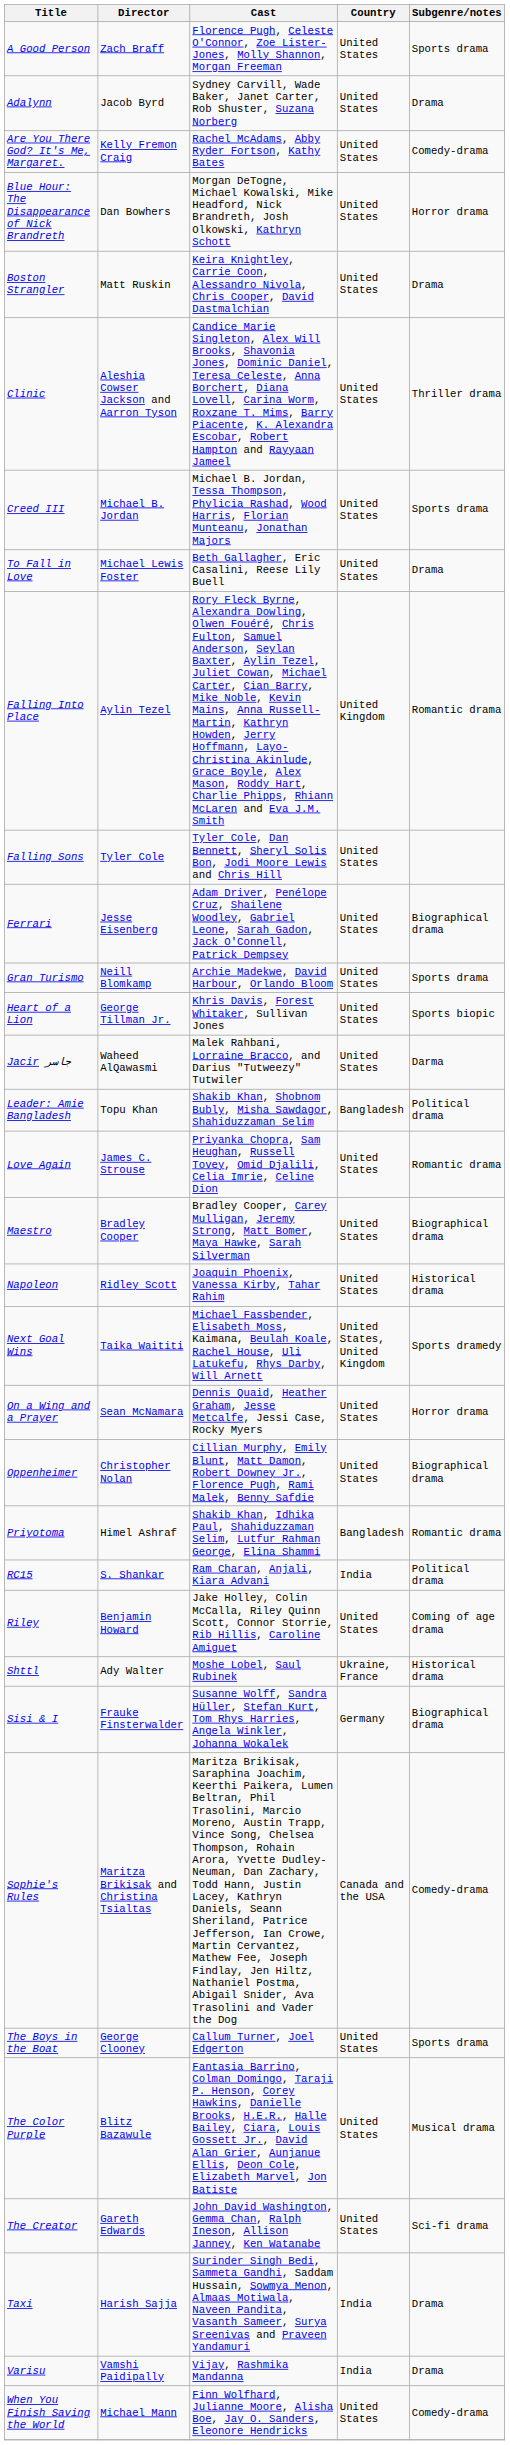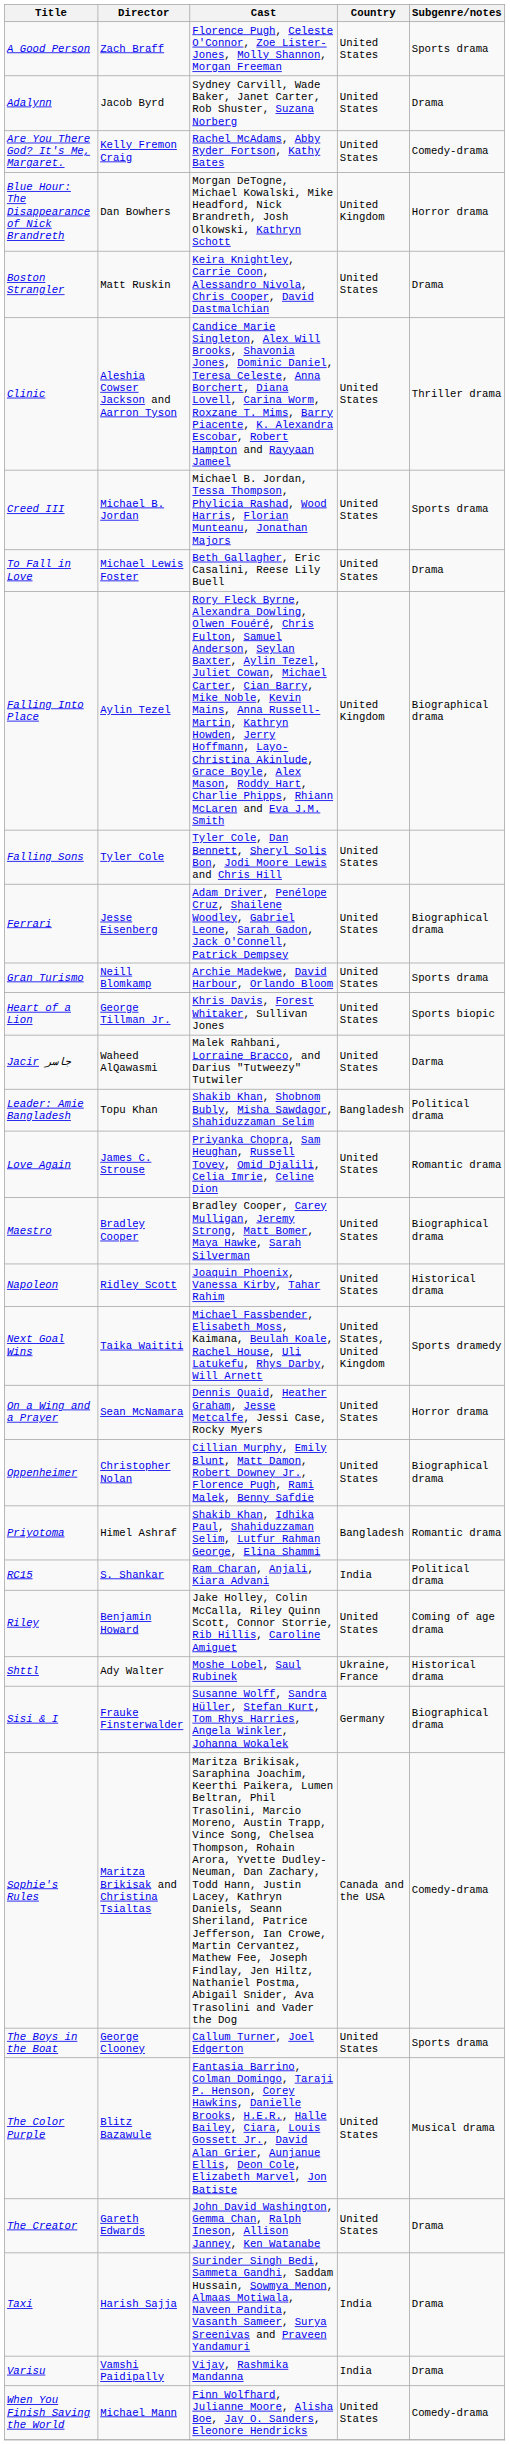(359, 212) United States -> (362, 212) United Kingdom
(457, 711) Romantic drama -> (450, 711) Biographical drama
(450, 2226) Sci-fi drama -> (428, 2226) Drama
